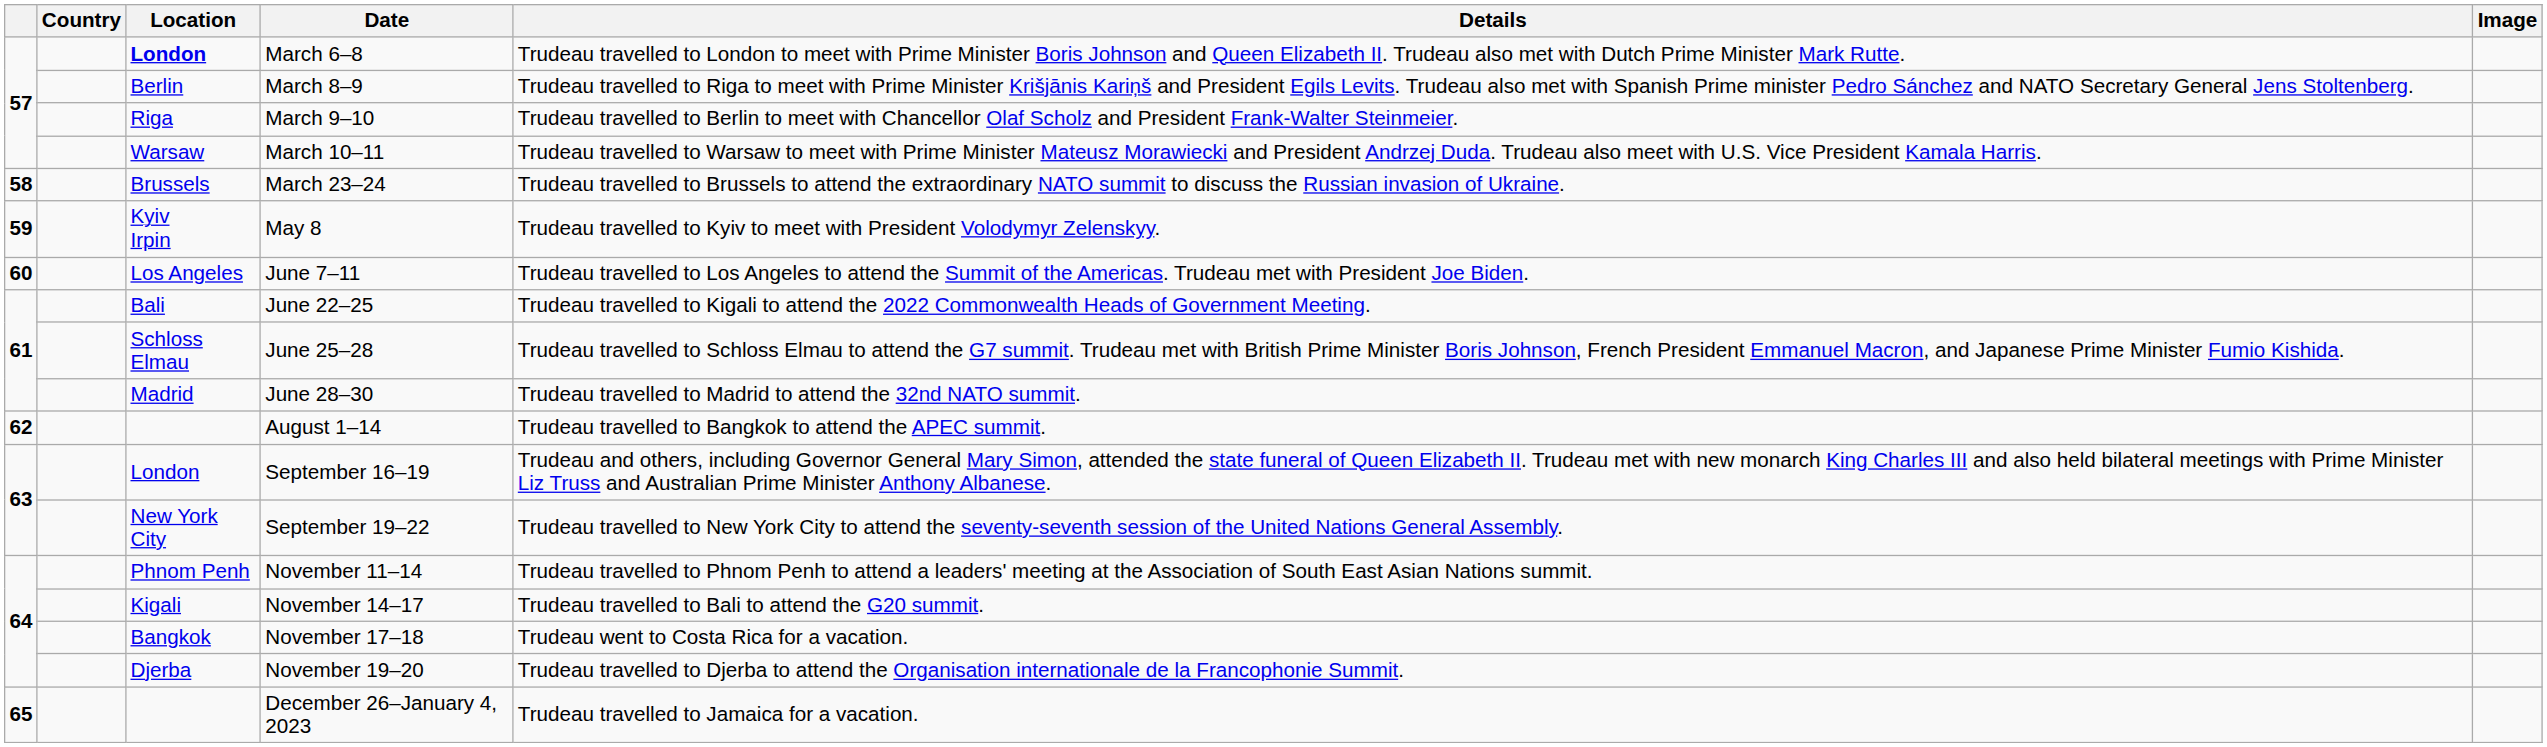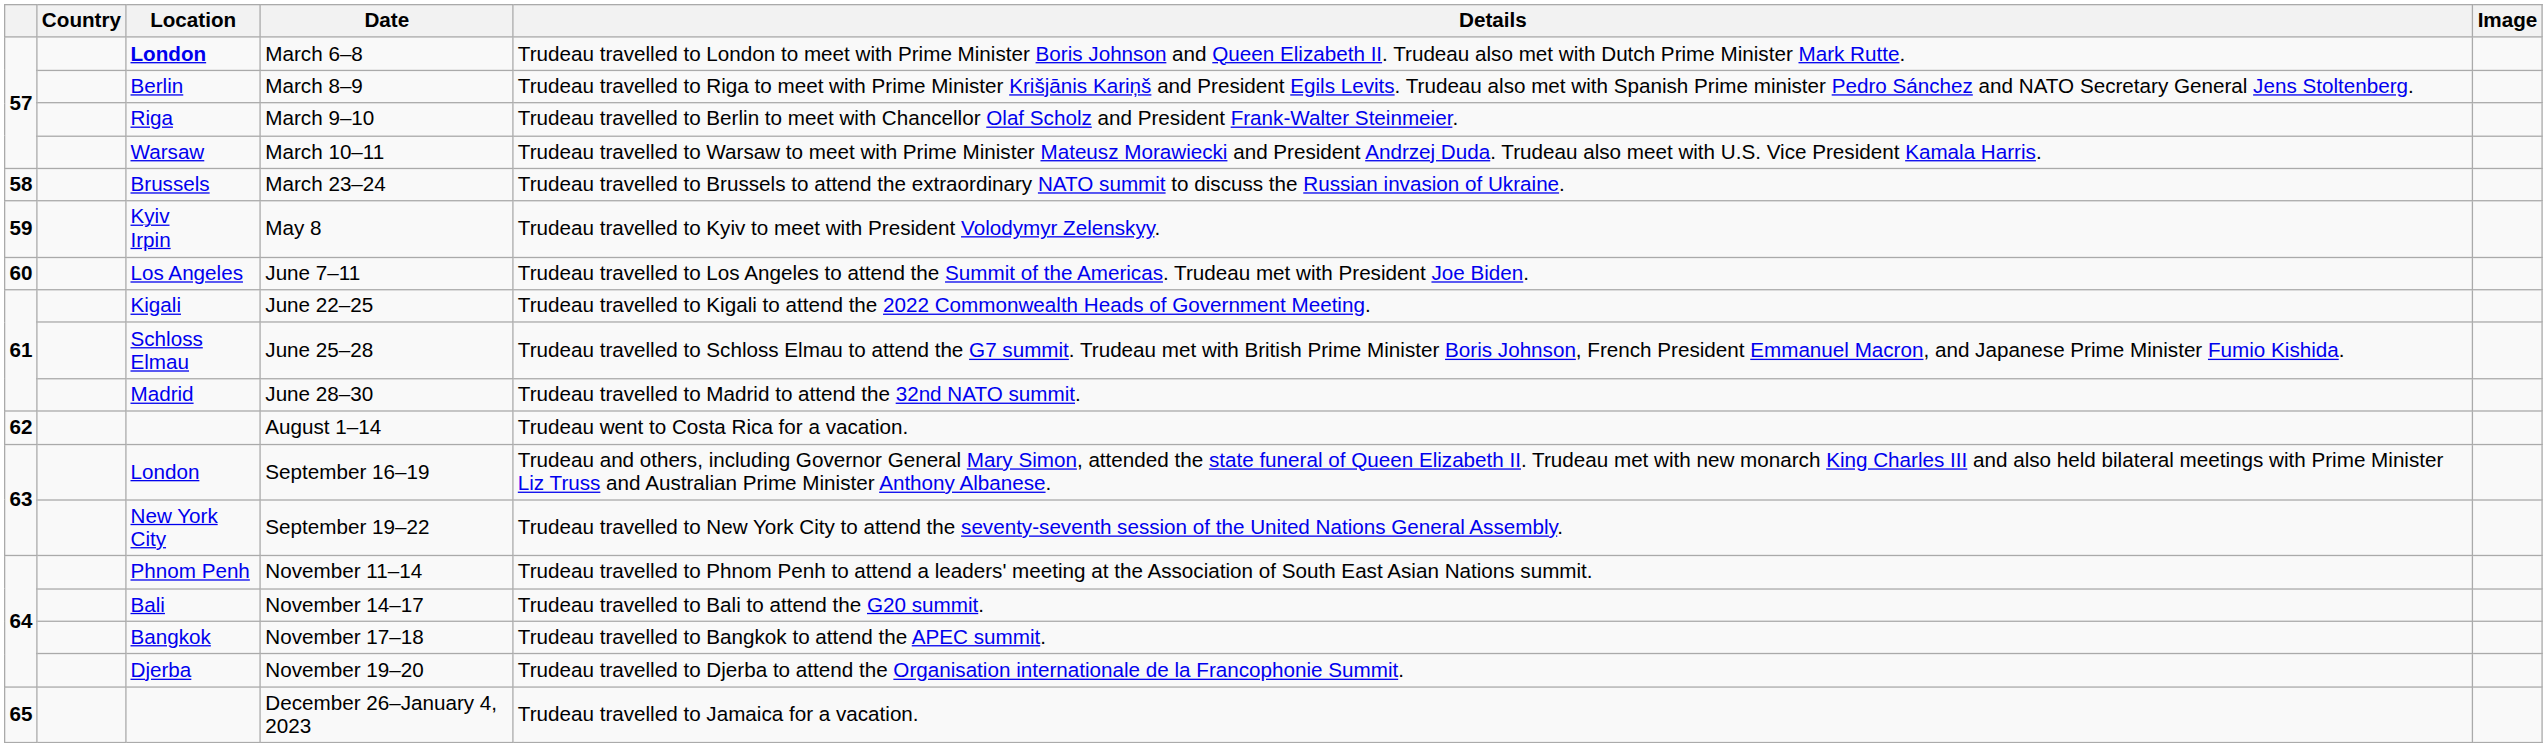(148, 305) Bali -> (156, 305) Kigali
(782, 427) Trudeau travelled to Bangkok to attend the APEC summit. -> (713, 427) Trudeau went to Costa Rica for a vacation.
(156, 604) Kigali -> (148, 604) Bali
(713, 637) Trudeau went to Costa Rica for a vacation. -> (782, 637) Trudeau travelled to Bangkok to attend the APEC summit.
